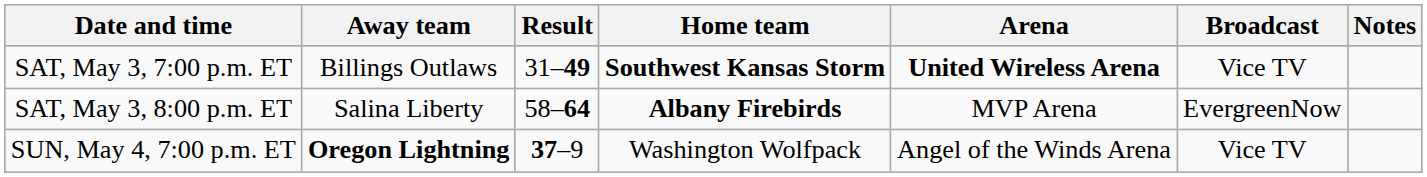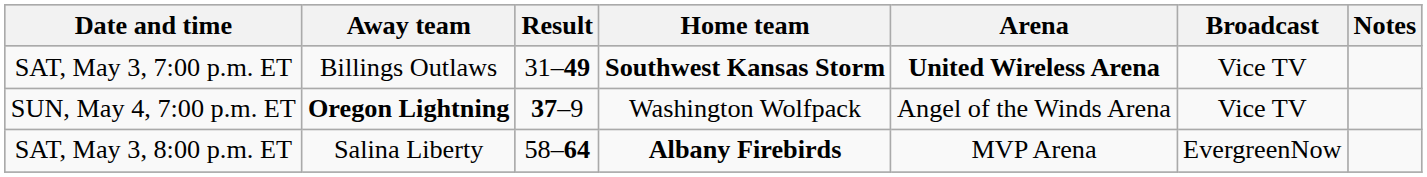rows swapped: (153, 108) <-> (153, 150)
